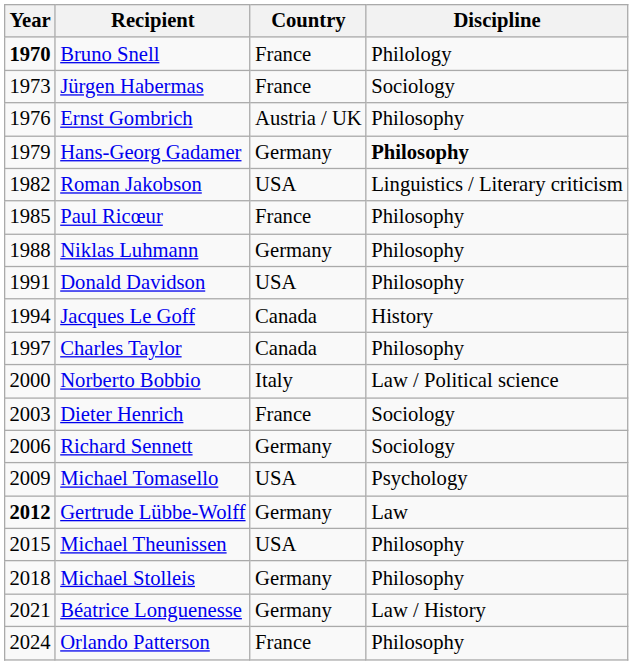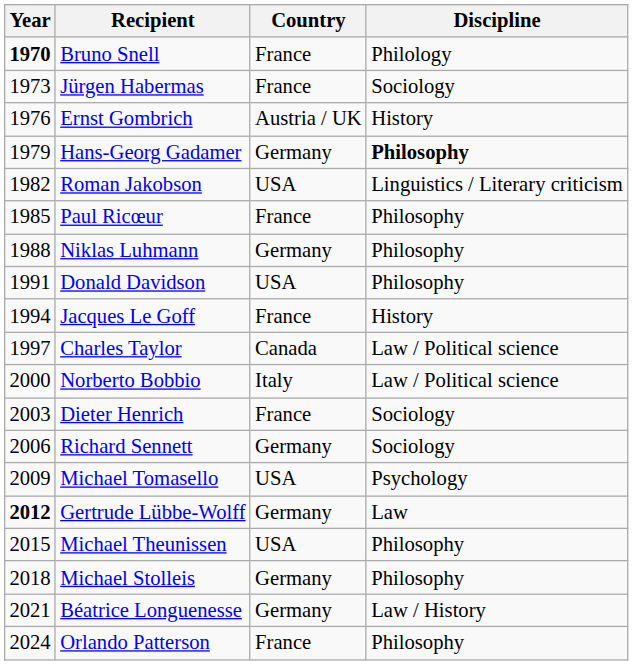(418, 119) Philosophy -> (402, 119) History
(286, 315) Canada -> (283, 315) France
(418, 348) Philosophy -> (465, 348) Law / Political science
